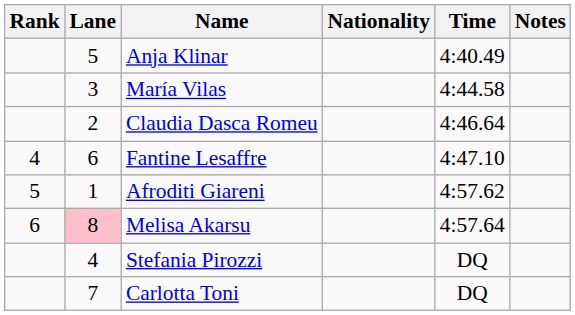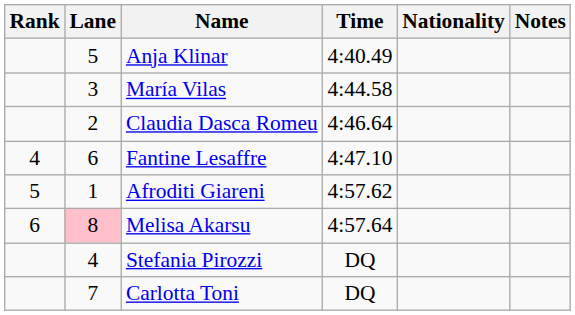columns swapped: (379, 21) <-> (472, 21)
